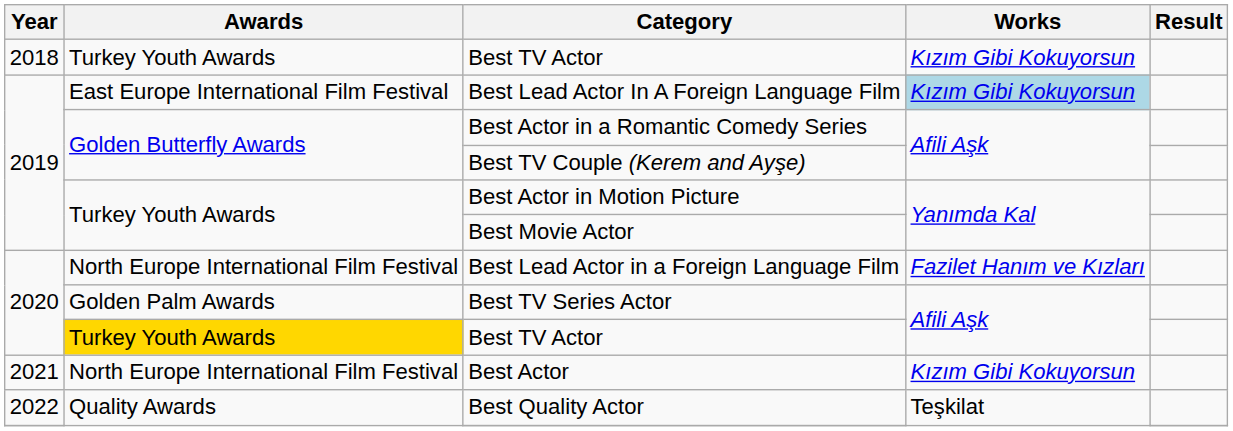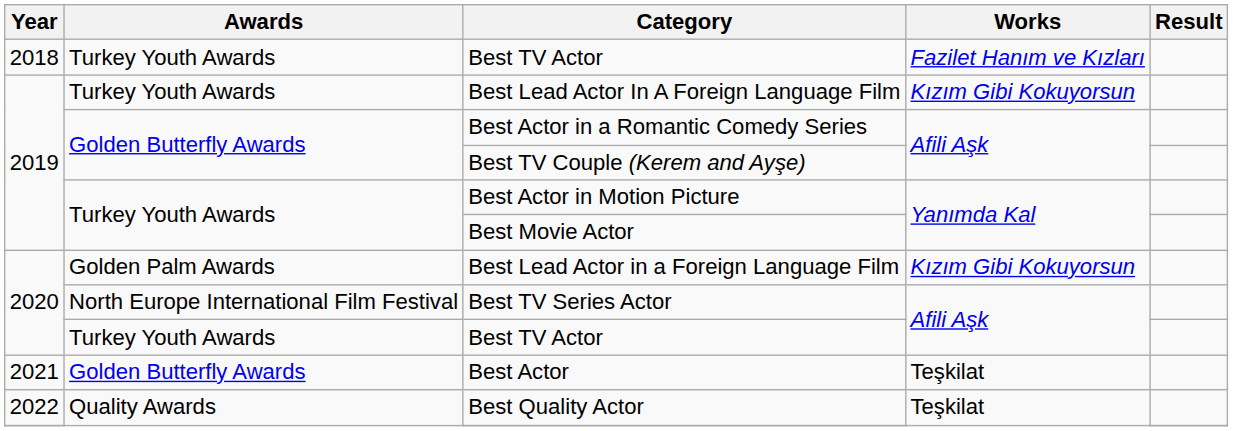(1023, 57) Kızım Gibi Kokuyorsun -> (1028, 57) Fazilet Hanım ve Kızları
(259, 92) East Europe International Film Festival -> (172, 92) Turkey Youth Awards
(1023, 92) lightblue background -> (1023, 92) no background
(264, 267) North Europe International Film Festival -> (172, 267) Golden Palm Awards
(1028, 267) Fazilet Hanım ve Kızları -> (1023, 267) Kızım Gibi Kokuyorsun
(172, 302) Golden Palm Awards -> (264, 302) North Europe International Film Festival
(172, 337) gold background -> (172, 337) no background
(264, 372) North Europe International Film Festival -> (187, 372) Golden Butterfly Awards
(1023, 372) Kızım Gibi Kokuyorsun -> (947, 372) Teşkilat
